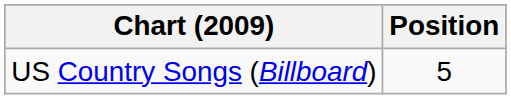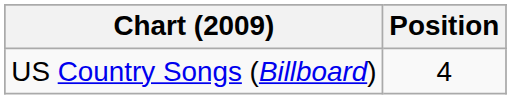(444, 70) 5 -> (444, 70) 4
